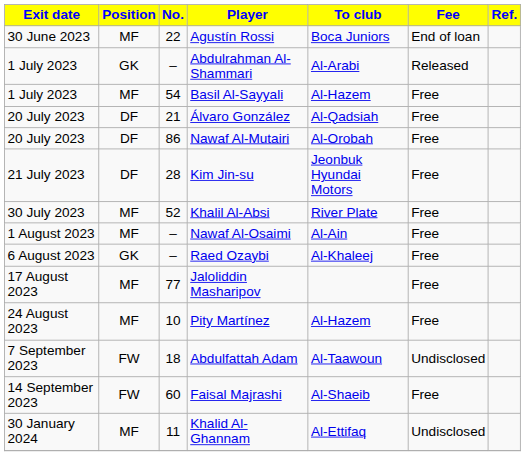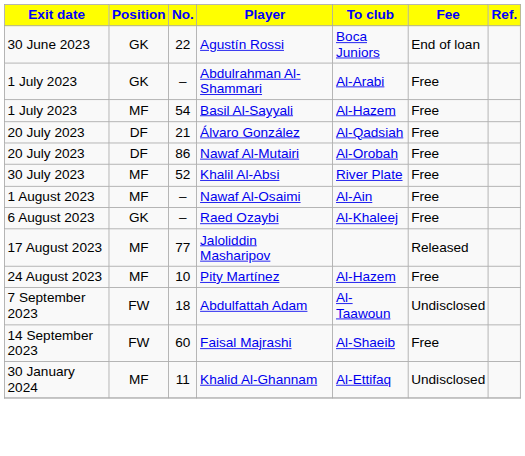(129, 36) MF -> (139, 44) GK
(440, 66) Released -> (425, 81) Free
- row: (222, 175)
(425, 284) Free -> (440, 247) Released
